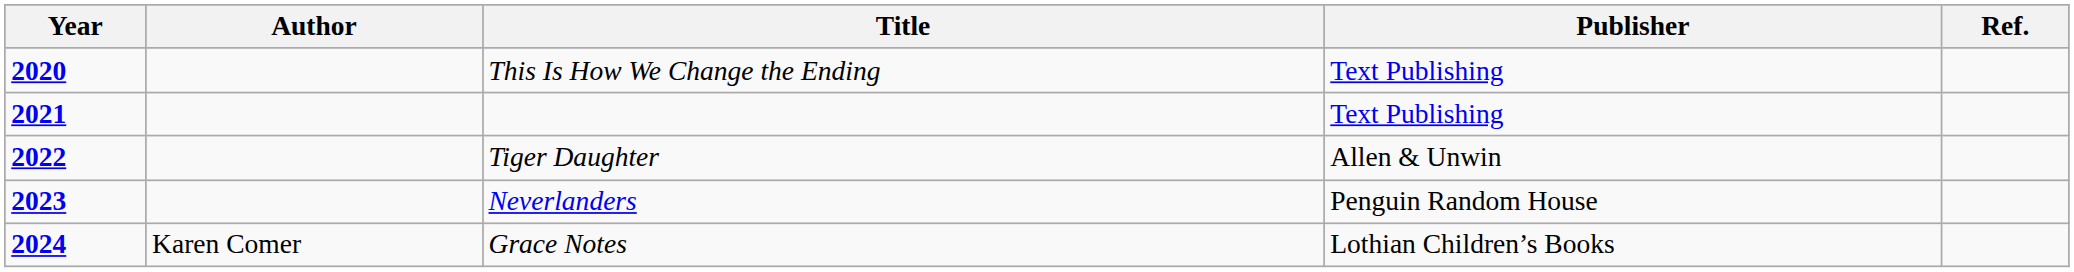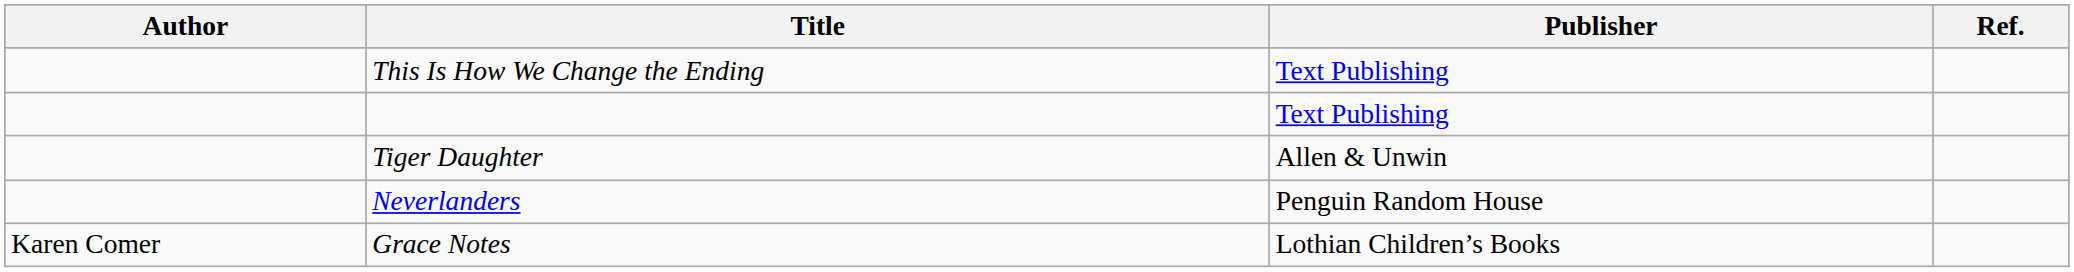- column: (75, 26)
